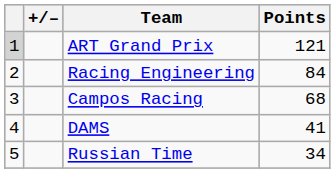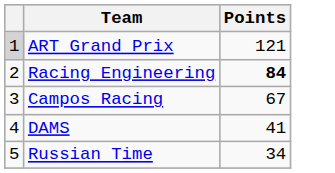- column: (44, 18)
(316, 73) normal -> (276, 73) bold
(316, 100) 68 -> (276, 100) 67
